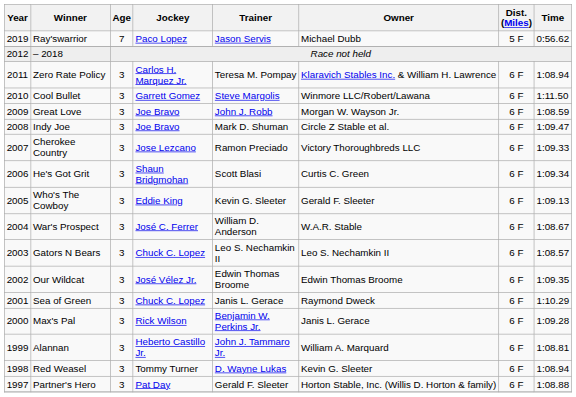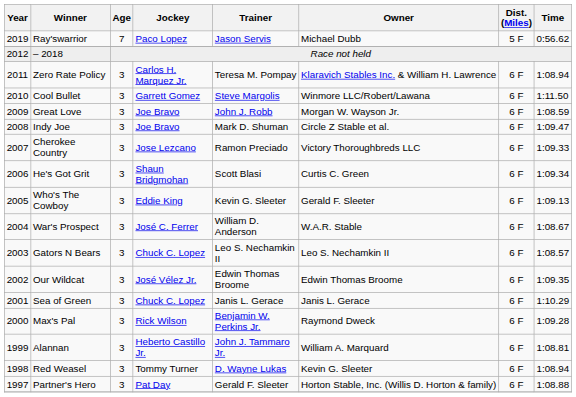(338, 301) Raymond Dweck -> (335, 301) Janis L. Gerace
(335, 322) Janis L. Gerace -> (338, 322) Raymond Dweck
